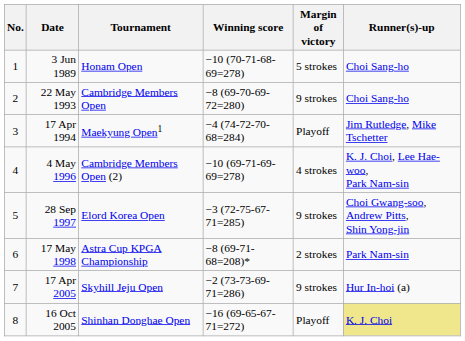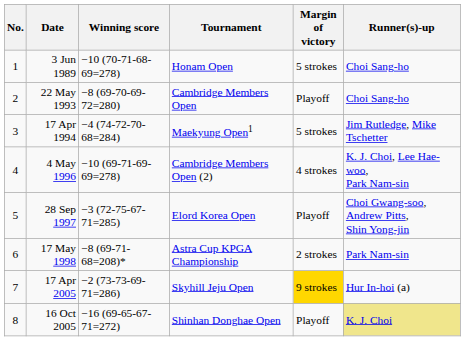columns swapped: (141, 27) <-> (248, 27)
(316, 98) 9 strokes -> (313, 98) Playoff
(313, 131) Playoff -> (316, 131) 5 strokes
(316, 216) 9 strokes -> (313, 216) Playoff
(316, 287) no background -> (316, 287) gold background
